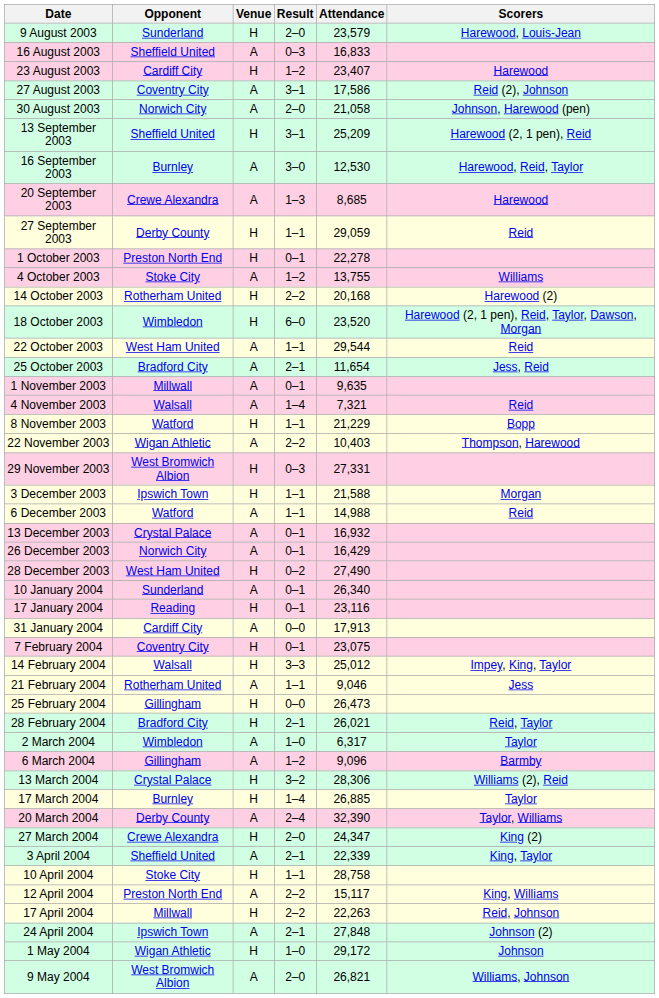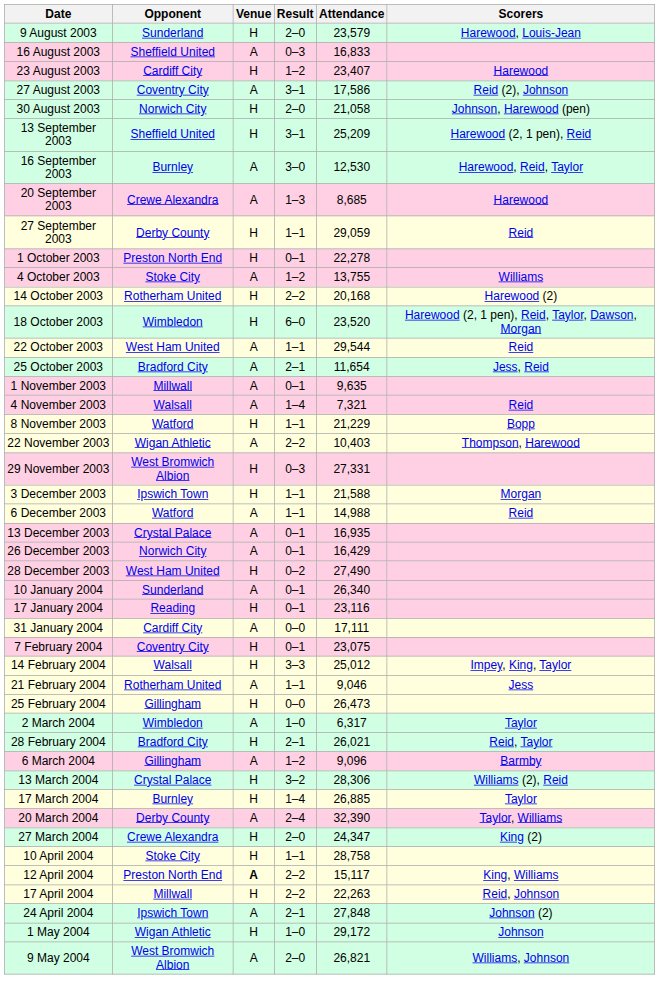(254, 109) A -> (254, 109) H
(352, 532) 16,932 -> (352, 532) 16,935
(352, 627) 17,913 -> (352, 627) 17,111
rows swapped: (58, 723) <-> (58, 742)
- row: (58, 856)
(254, 894) normal -> (254, 875) bold
